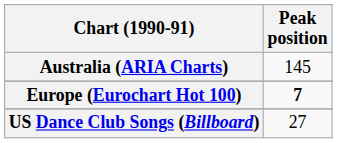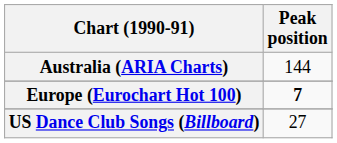(298, 66) 145 -> (298, 66) 144
